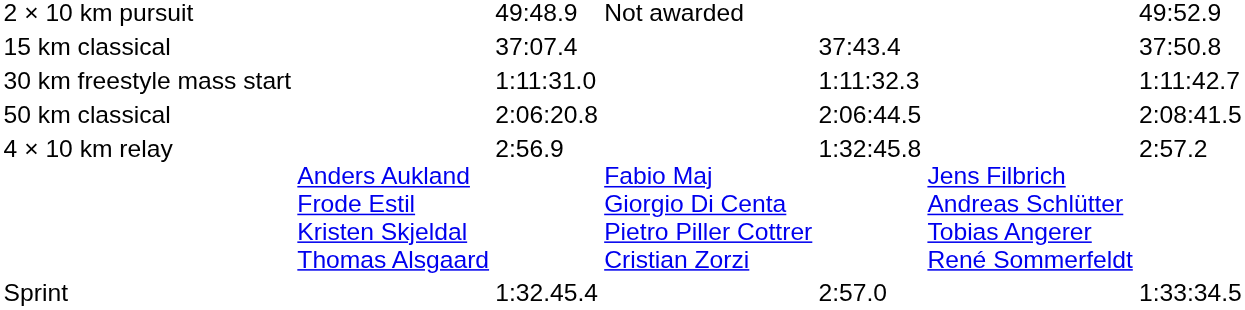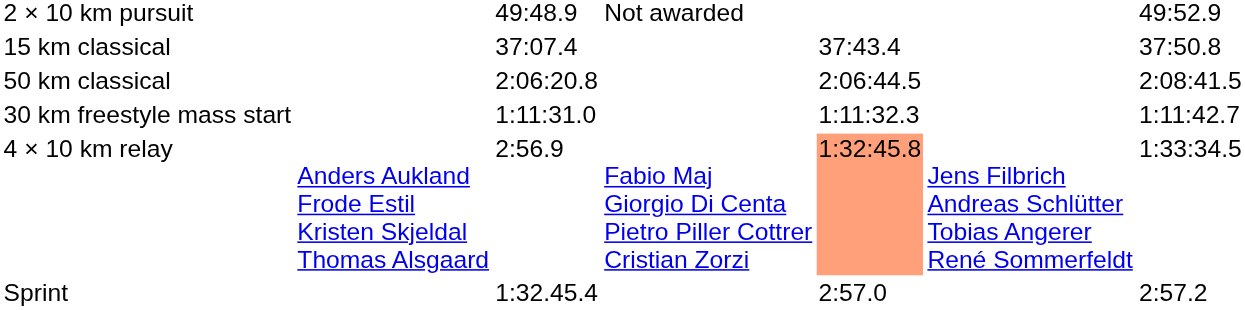rows swapped: (147, 80) <-> (87, 114)
(870, 148) no background -> (870, 148) lightsalmon background
(1173, 148) 2:57.2 -> (1190, 148) 1:33:34.5
(1190, 293) 1:33:34.5 -> (1173, 293) 2:57.2
